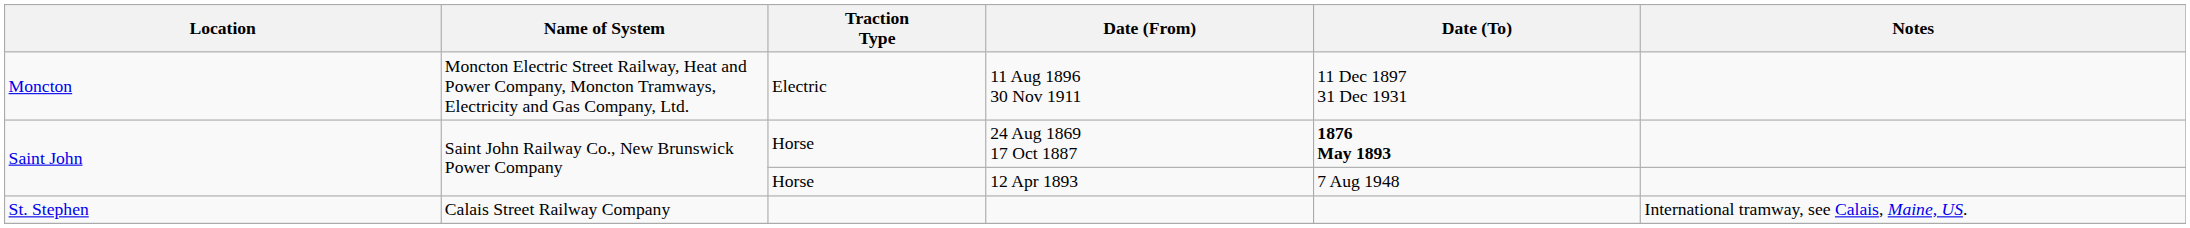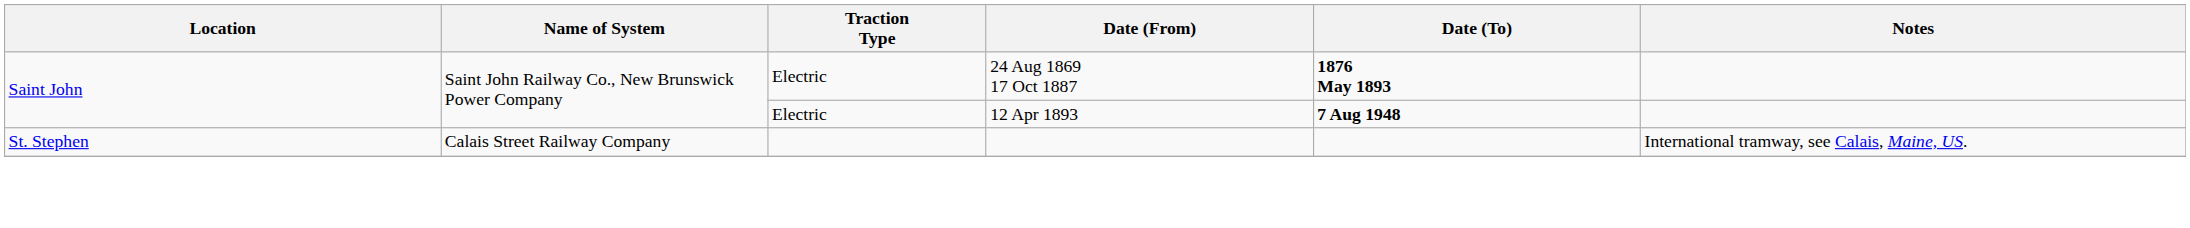- row: (40, 85)
(793, 143) Horse -> (799, 76) Electric
(793, 181) Horse -> (799, 113) Electric
(1358, 181) normal -> (1359, 113) bold
